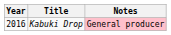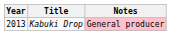(16, 24) 2016 -> (16, 24) 2013
